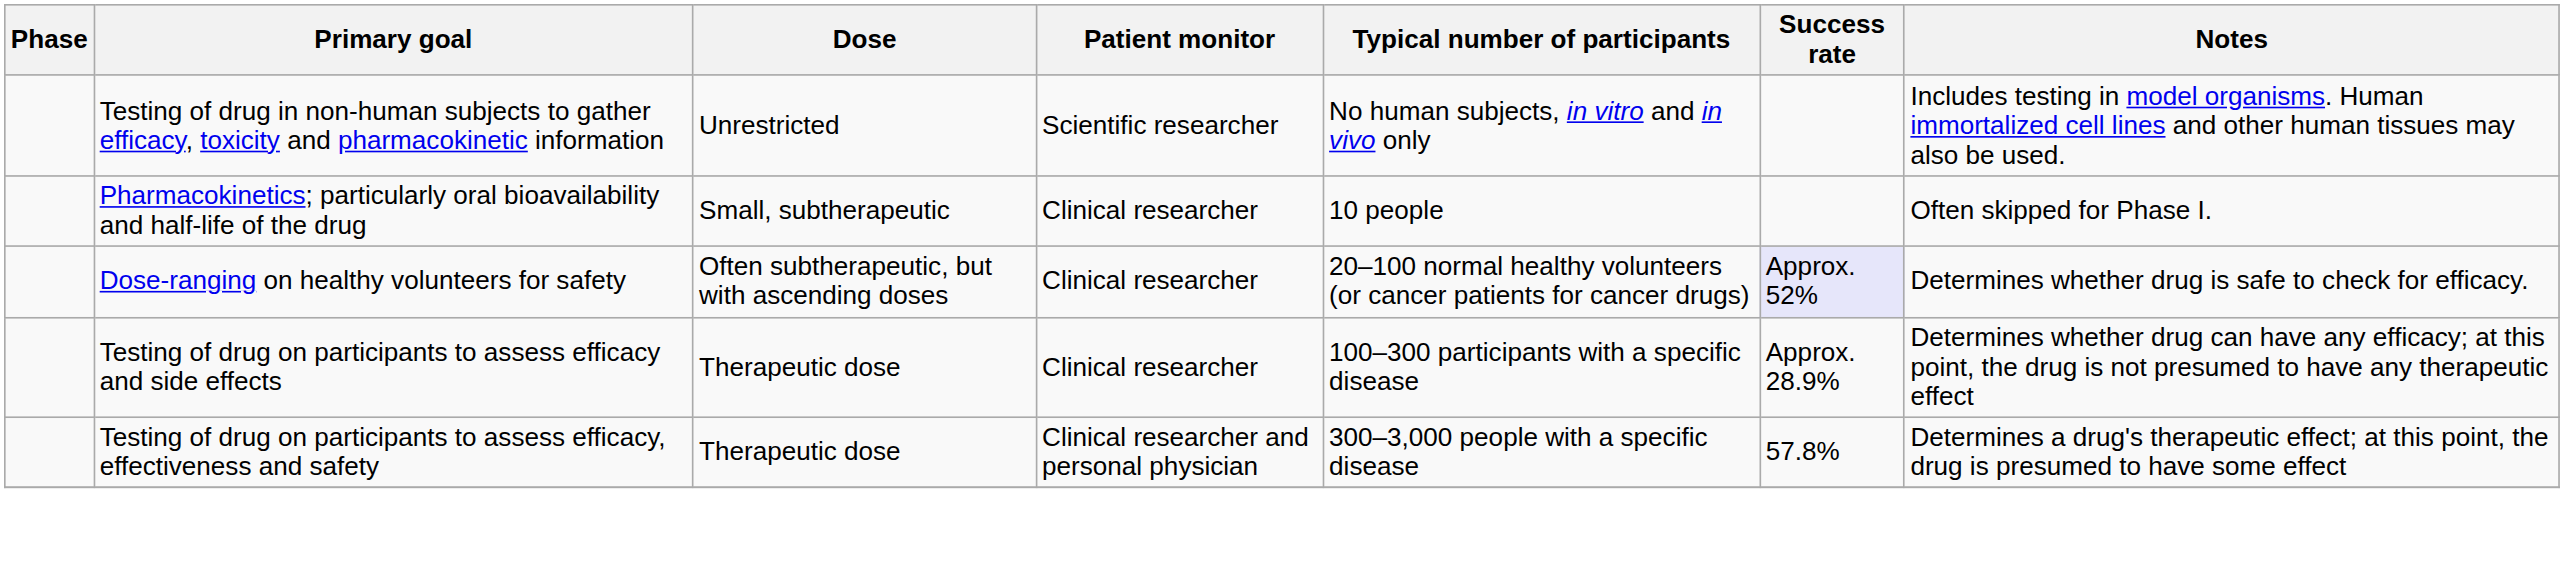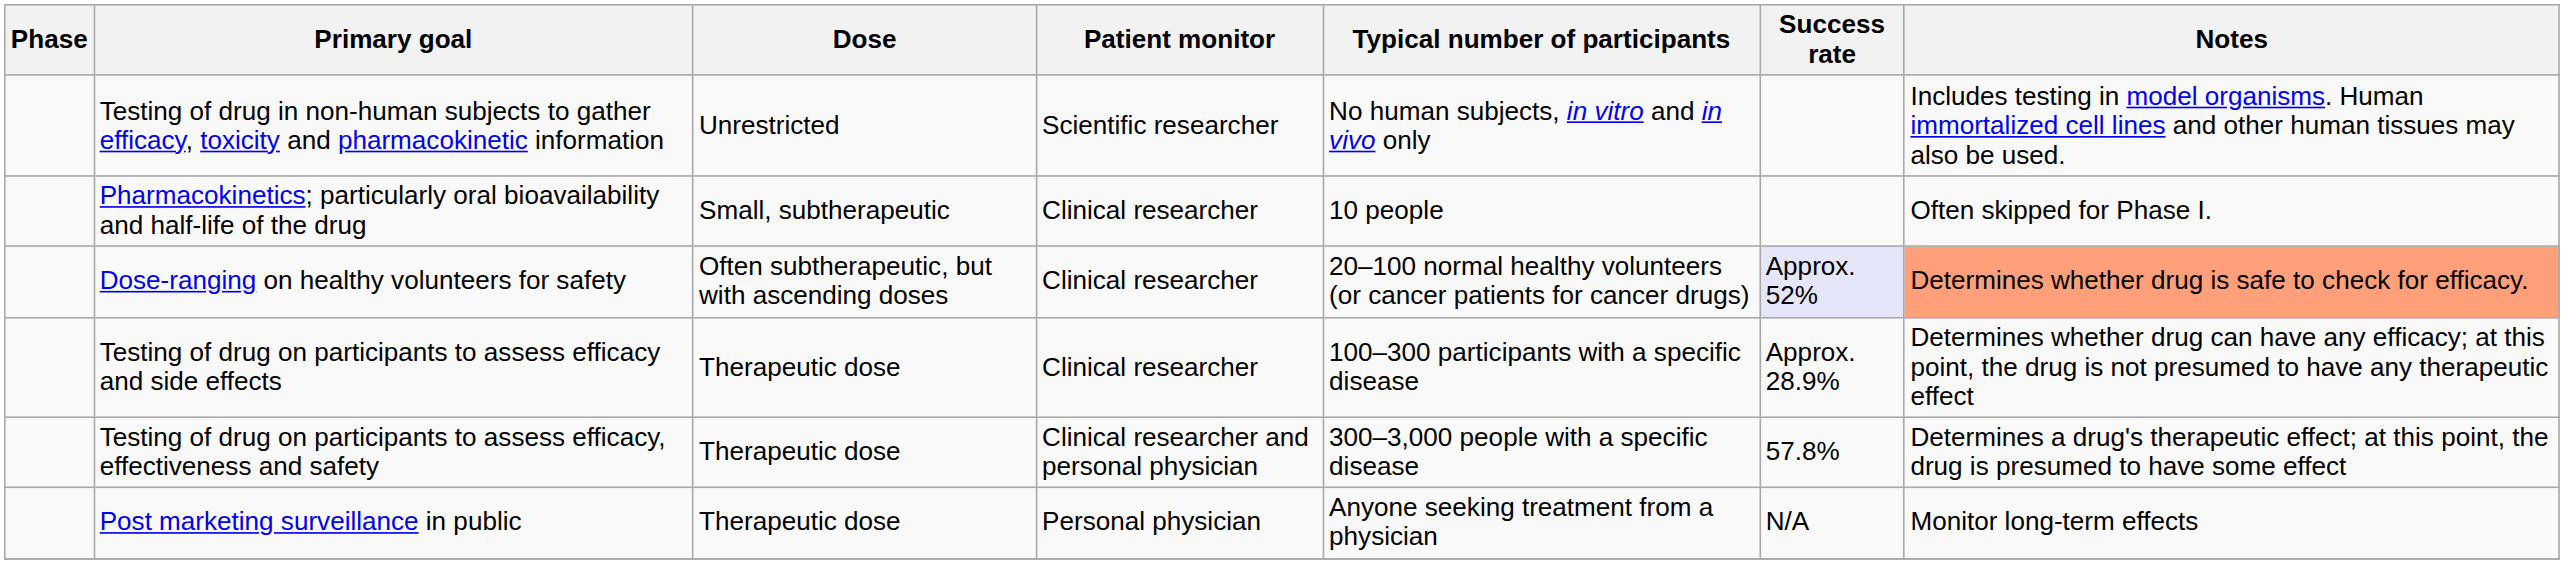(2219, 281) no background -> (2219, 281) lightsalmon background
+ row: (311, 522)
